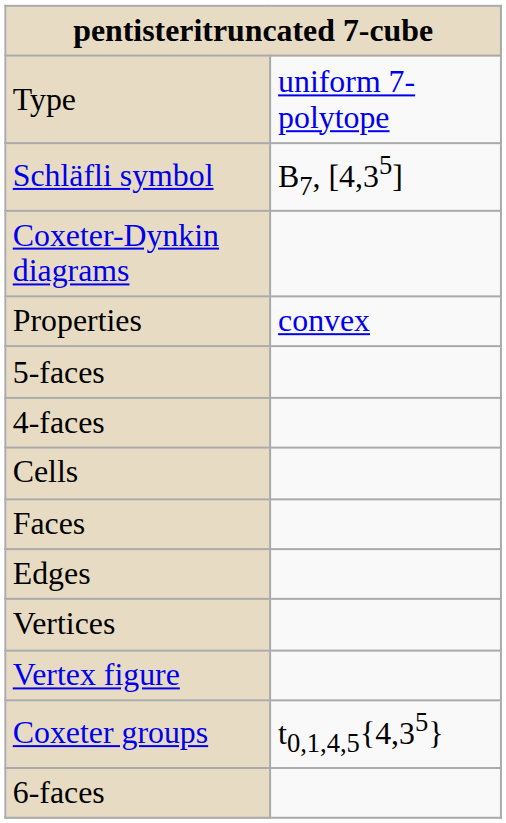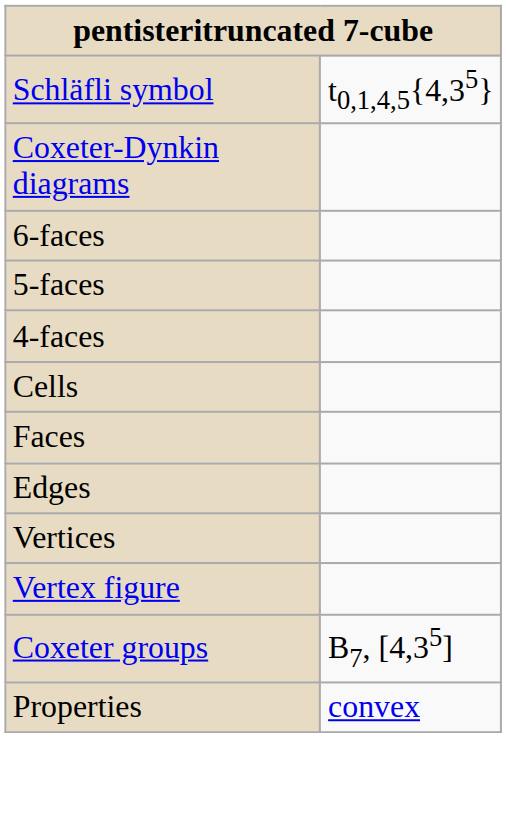- row: (44, 98)
(340, 175) B7, [4,35] -> (411, 89) t0,1,4,5{4,35}
rows swapped: (59, 792) <-> (77, 321)
(361, 733) t0,1,4,5{4,35} -> (390, 647) B7, [4,35]
